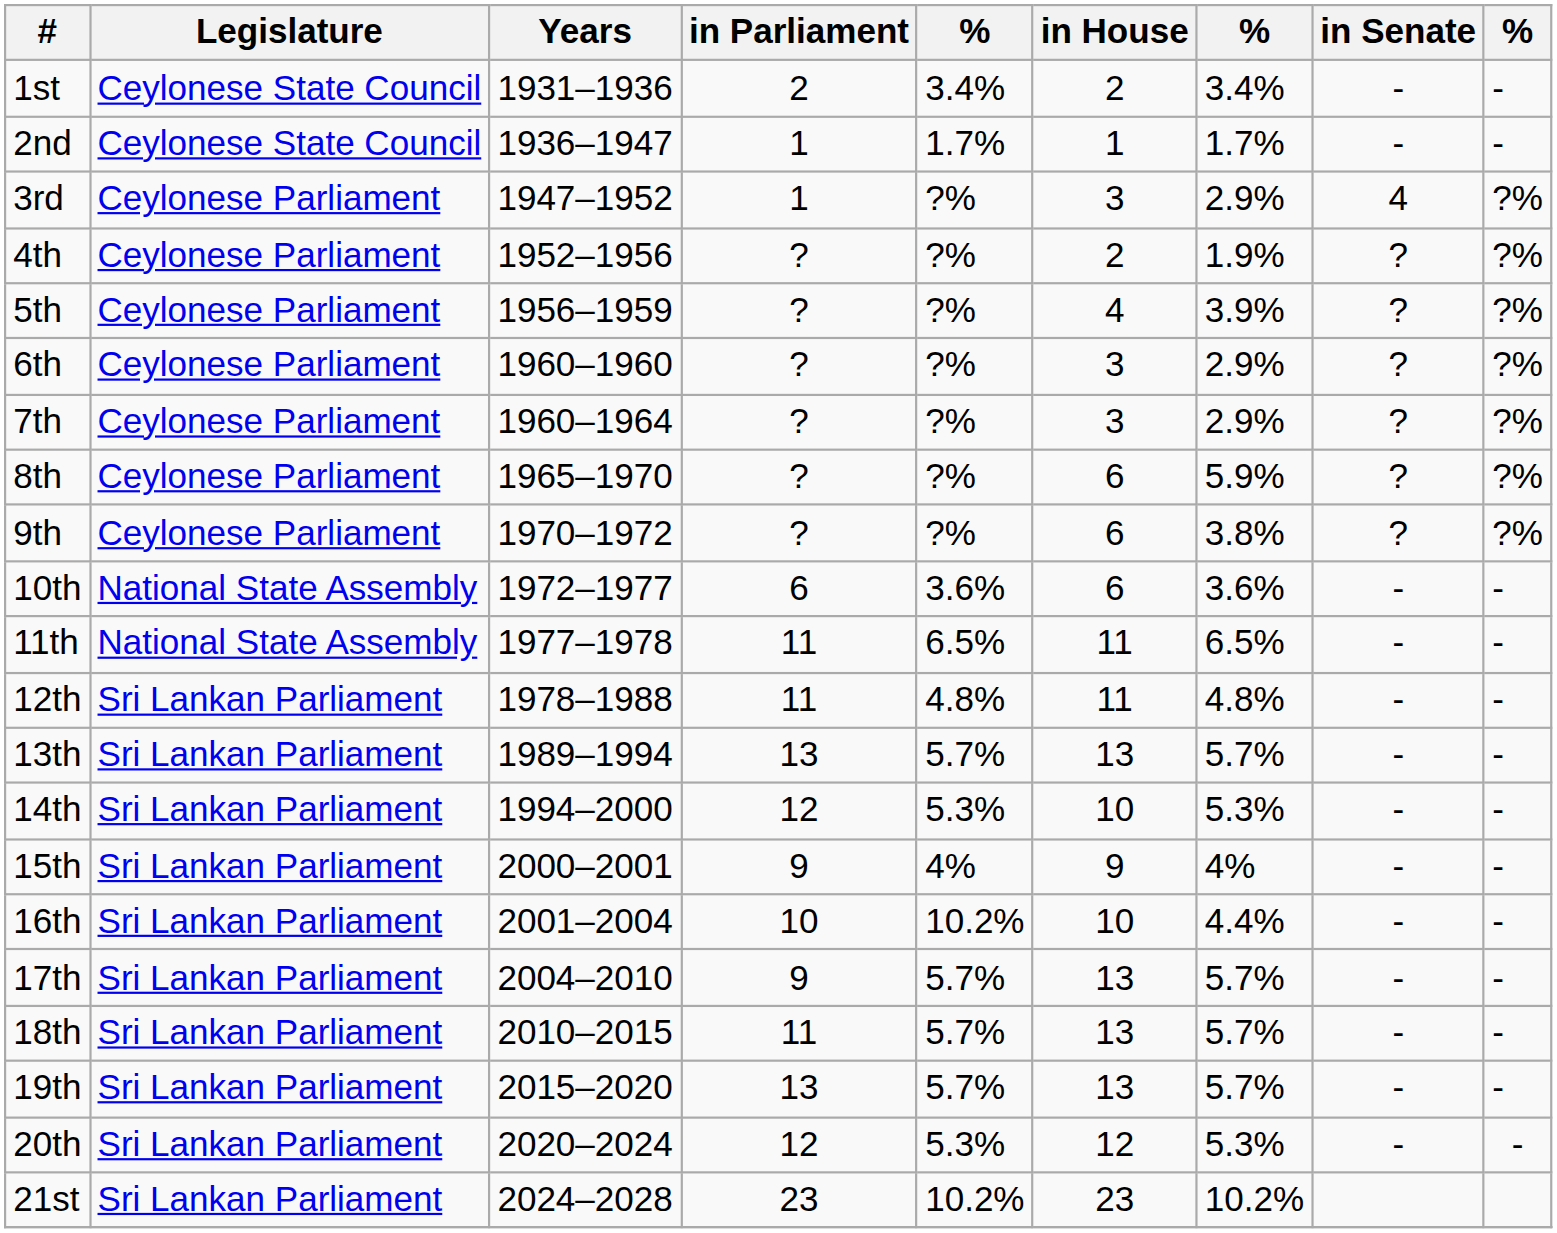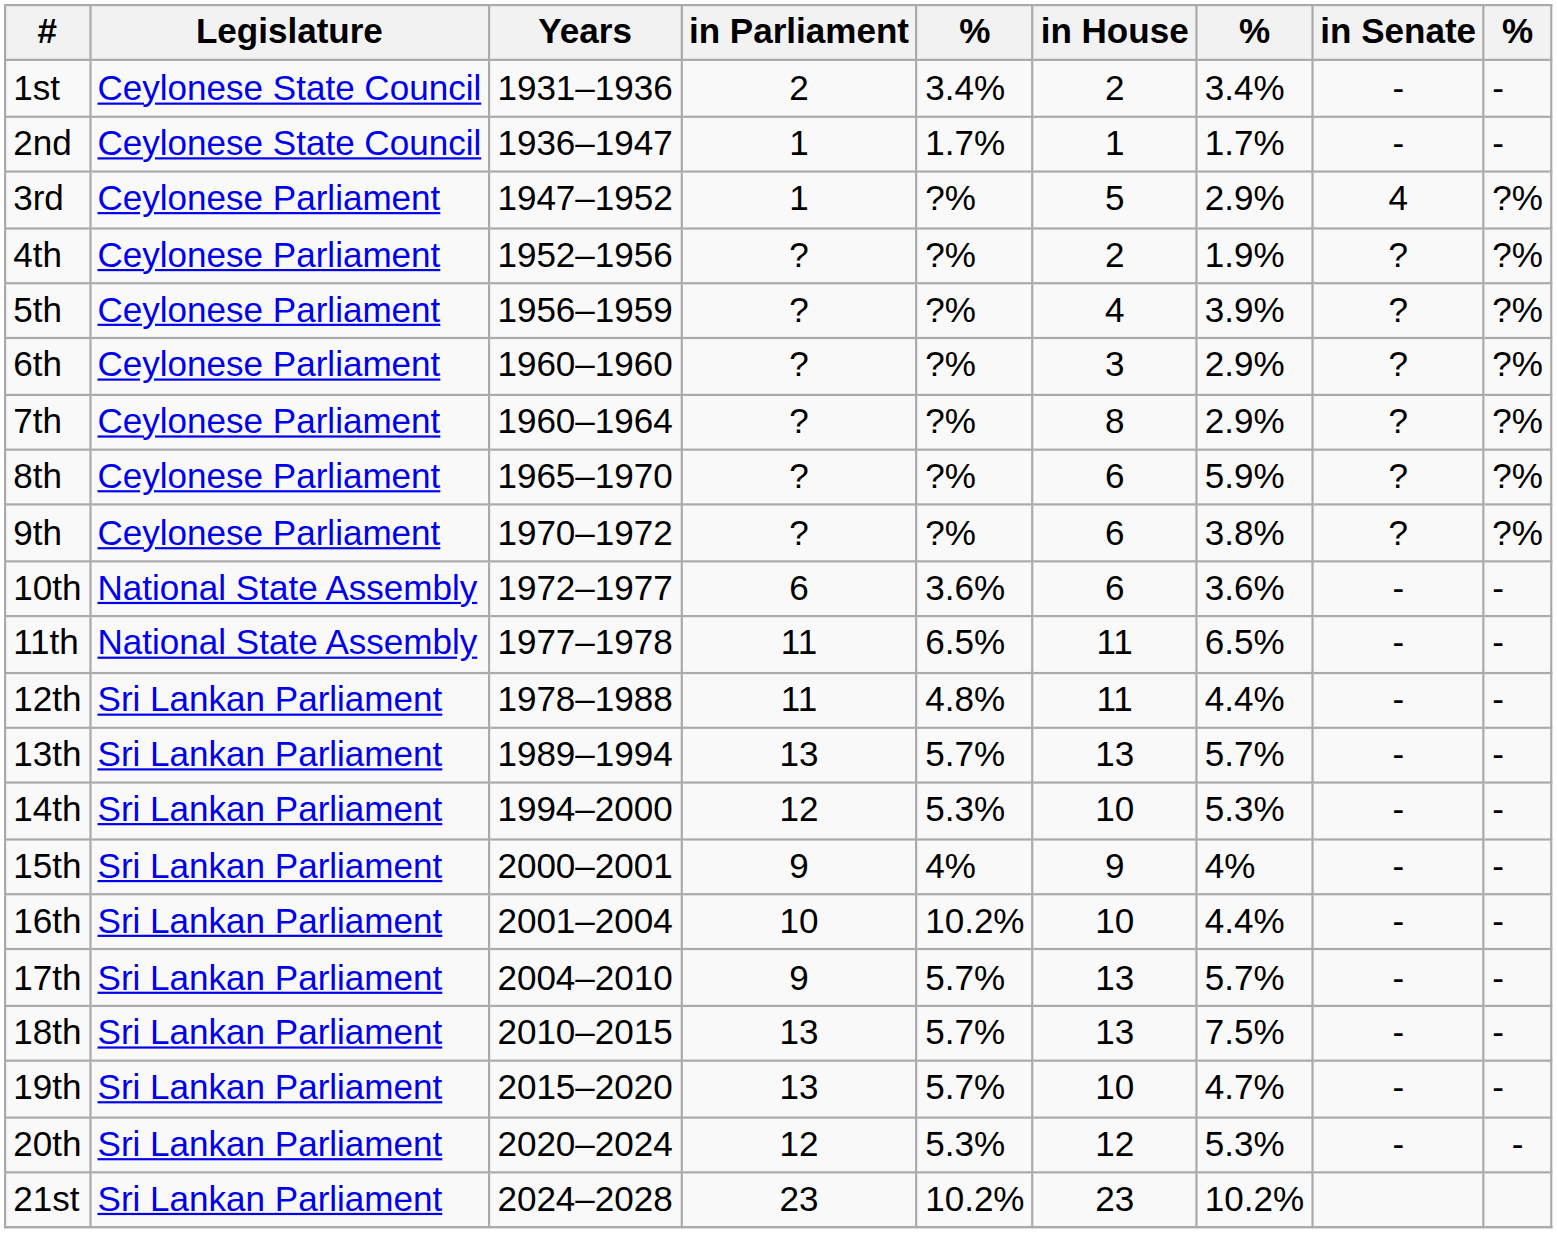(1115, 198) 3 -> (1115, 198) 5
(1115, 421) 3 -> (1115, 421) 8
(1245, 699) 4.8% -> (1245, 699) 4.4%
(799, 1032) 11 -> (799, 1032) 13
(1245, 1032) 5.7% -> (1245, 1032) 7.5%
(1115, 1088) 13 -> (1115, 1088) 10
(1245, 1088) 5.7% -> (1245, 1088) 4.7%
